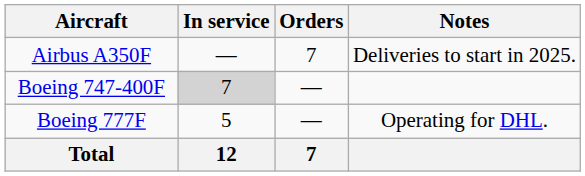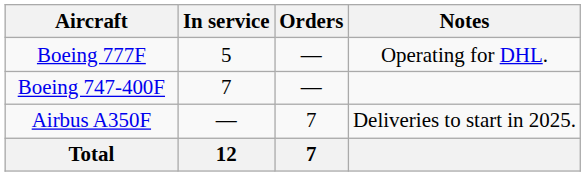rows swapped: (91, 54) <-> (91, 120)
(226, 87) lightgrey background -> (226, 87) no background
